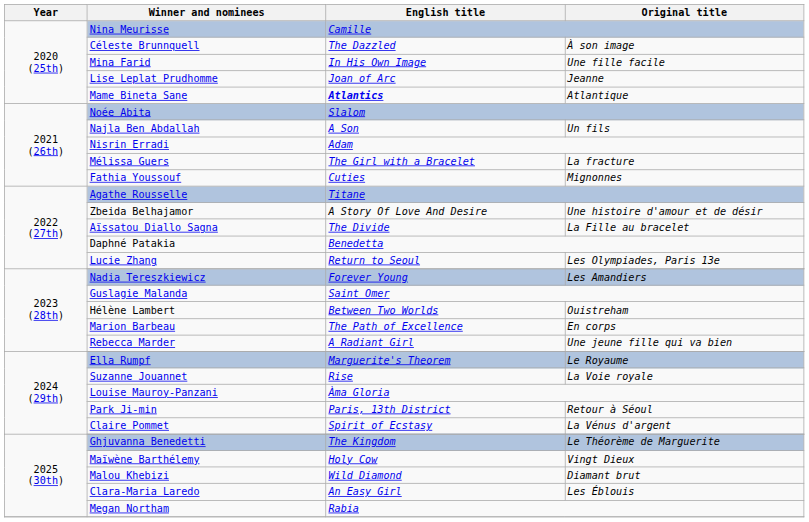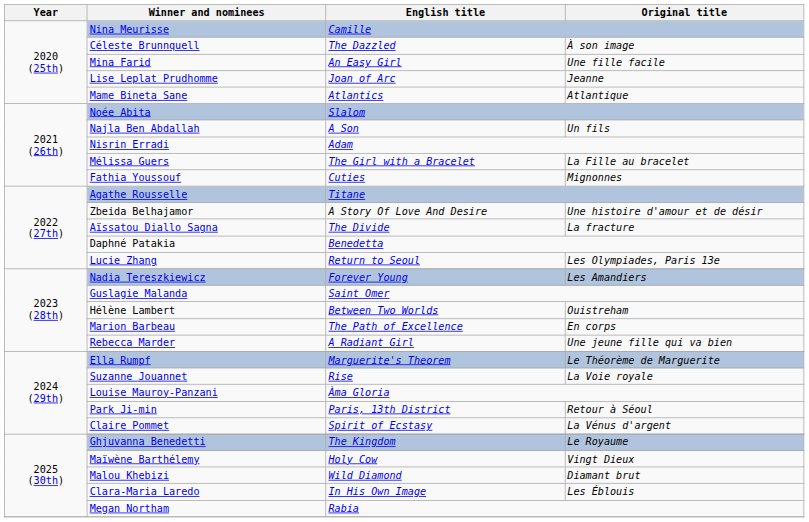(377, 62) In His Own Image -> (365, 62) An Easy Girl
(356, 95) bold -> (356, 95) normal
(601, 161) La fracture -> (628, 161) La Fille au bracelet
(628, 227) La Fille au bracelet -> (601, 227) La fracture
(598, 360) Le Royaume -> (644, 360) Le Théorème de Marguerite
(644, 442) Le Théorème de Marguerite -> (598, 442) Le Royaume
(365, 492) An Easy Girl -> (377, 492) In His Own Image
